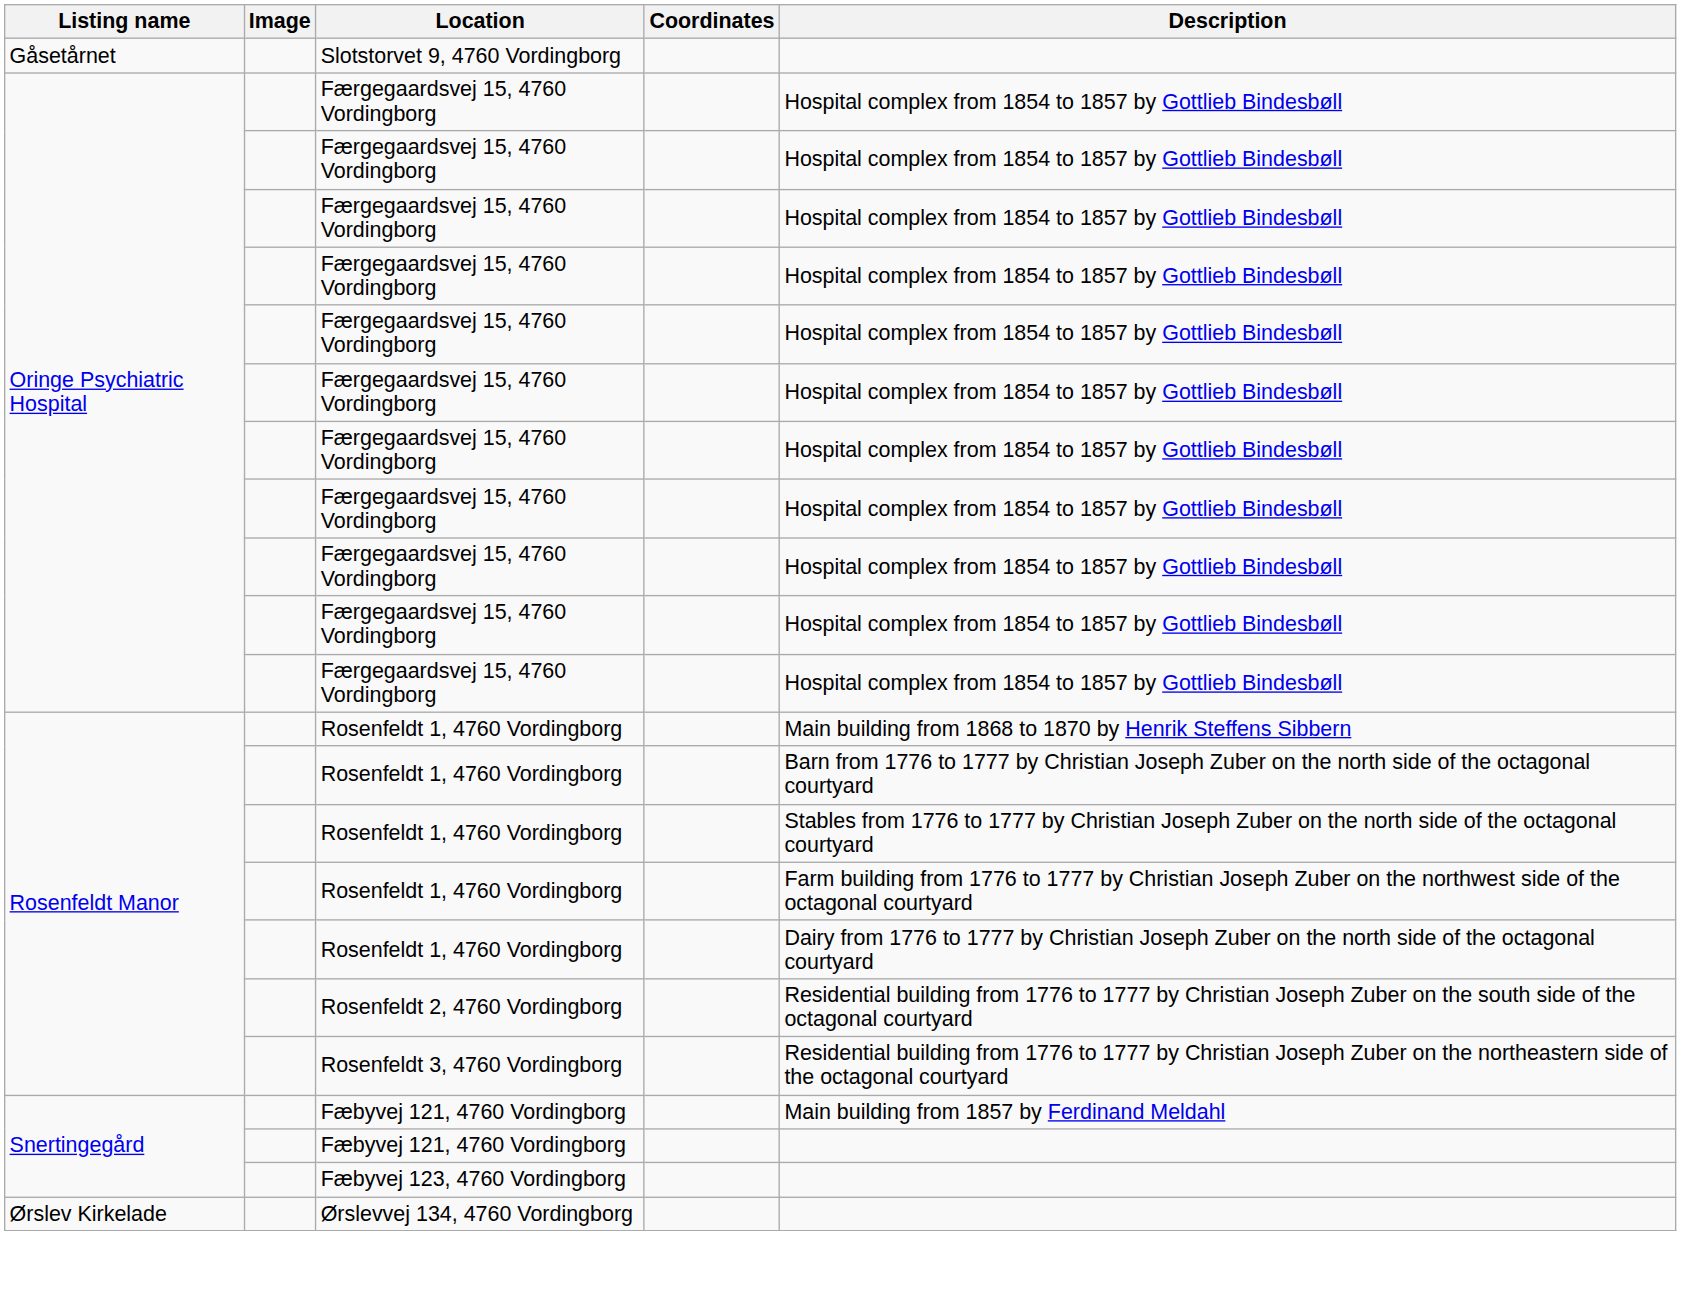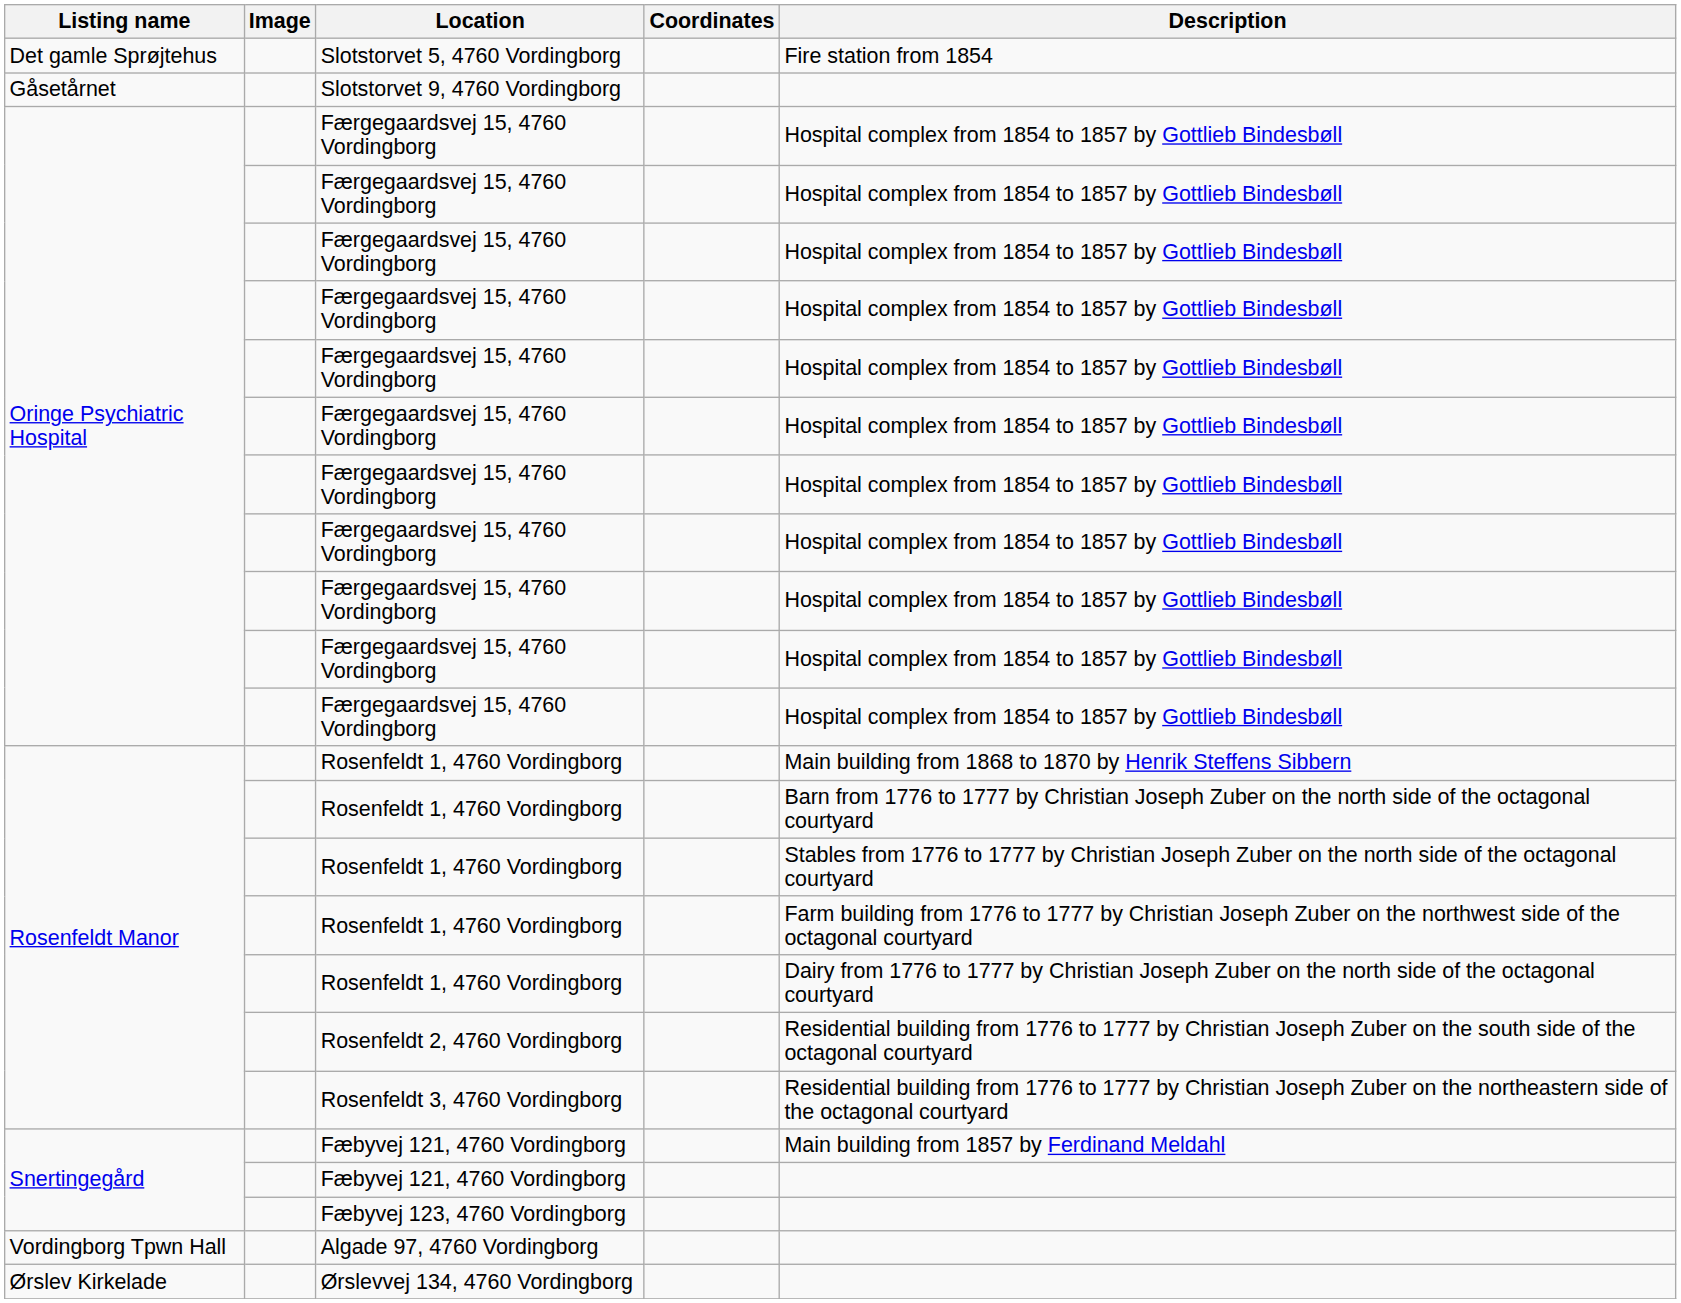+ row: (113, 55)
+ row: (118, 1247)
